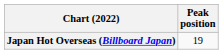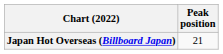(198, 40) 19 -> (198, 40) 21
